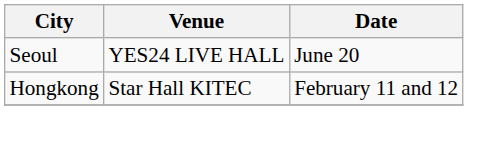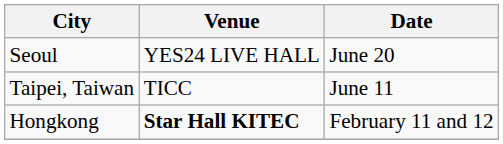+ row: (72, 88)
(180, 88) normal -> (222, 121) bold
